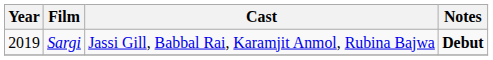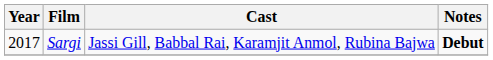(24, 42) 2019 -> (24, 42) 2017
